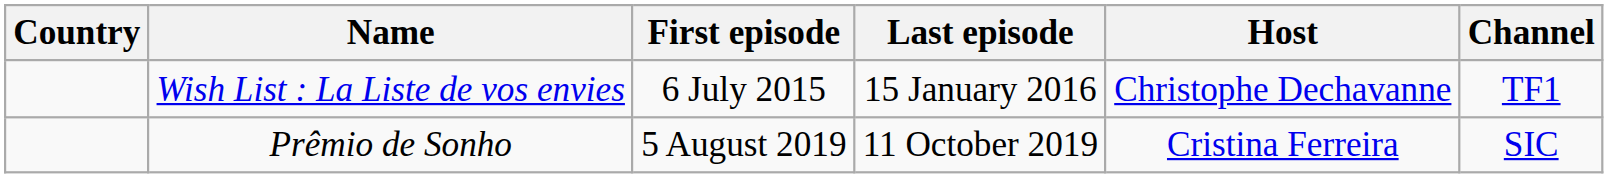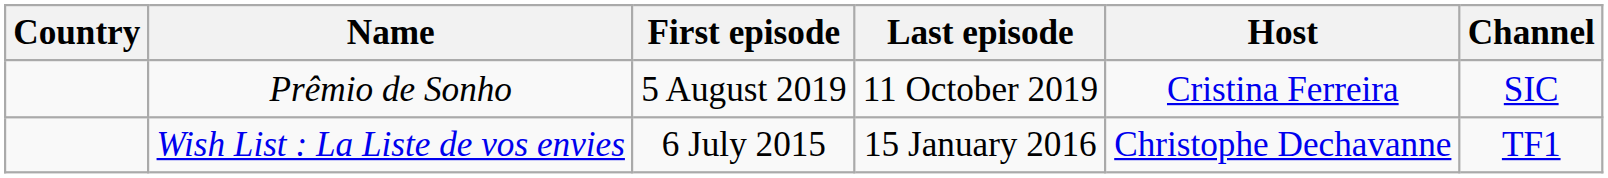rows swapped: (391, 88) <-> (391, 144)
